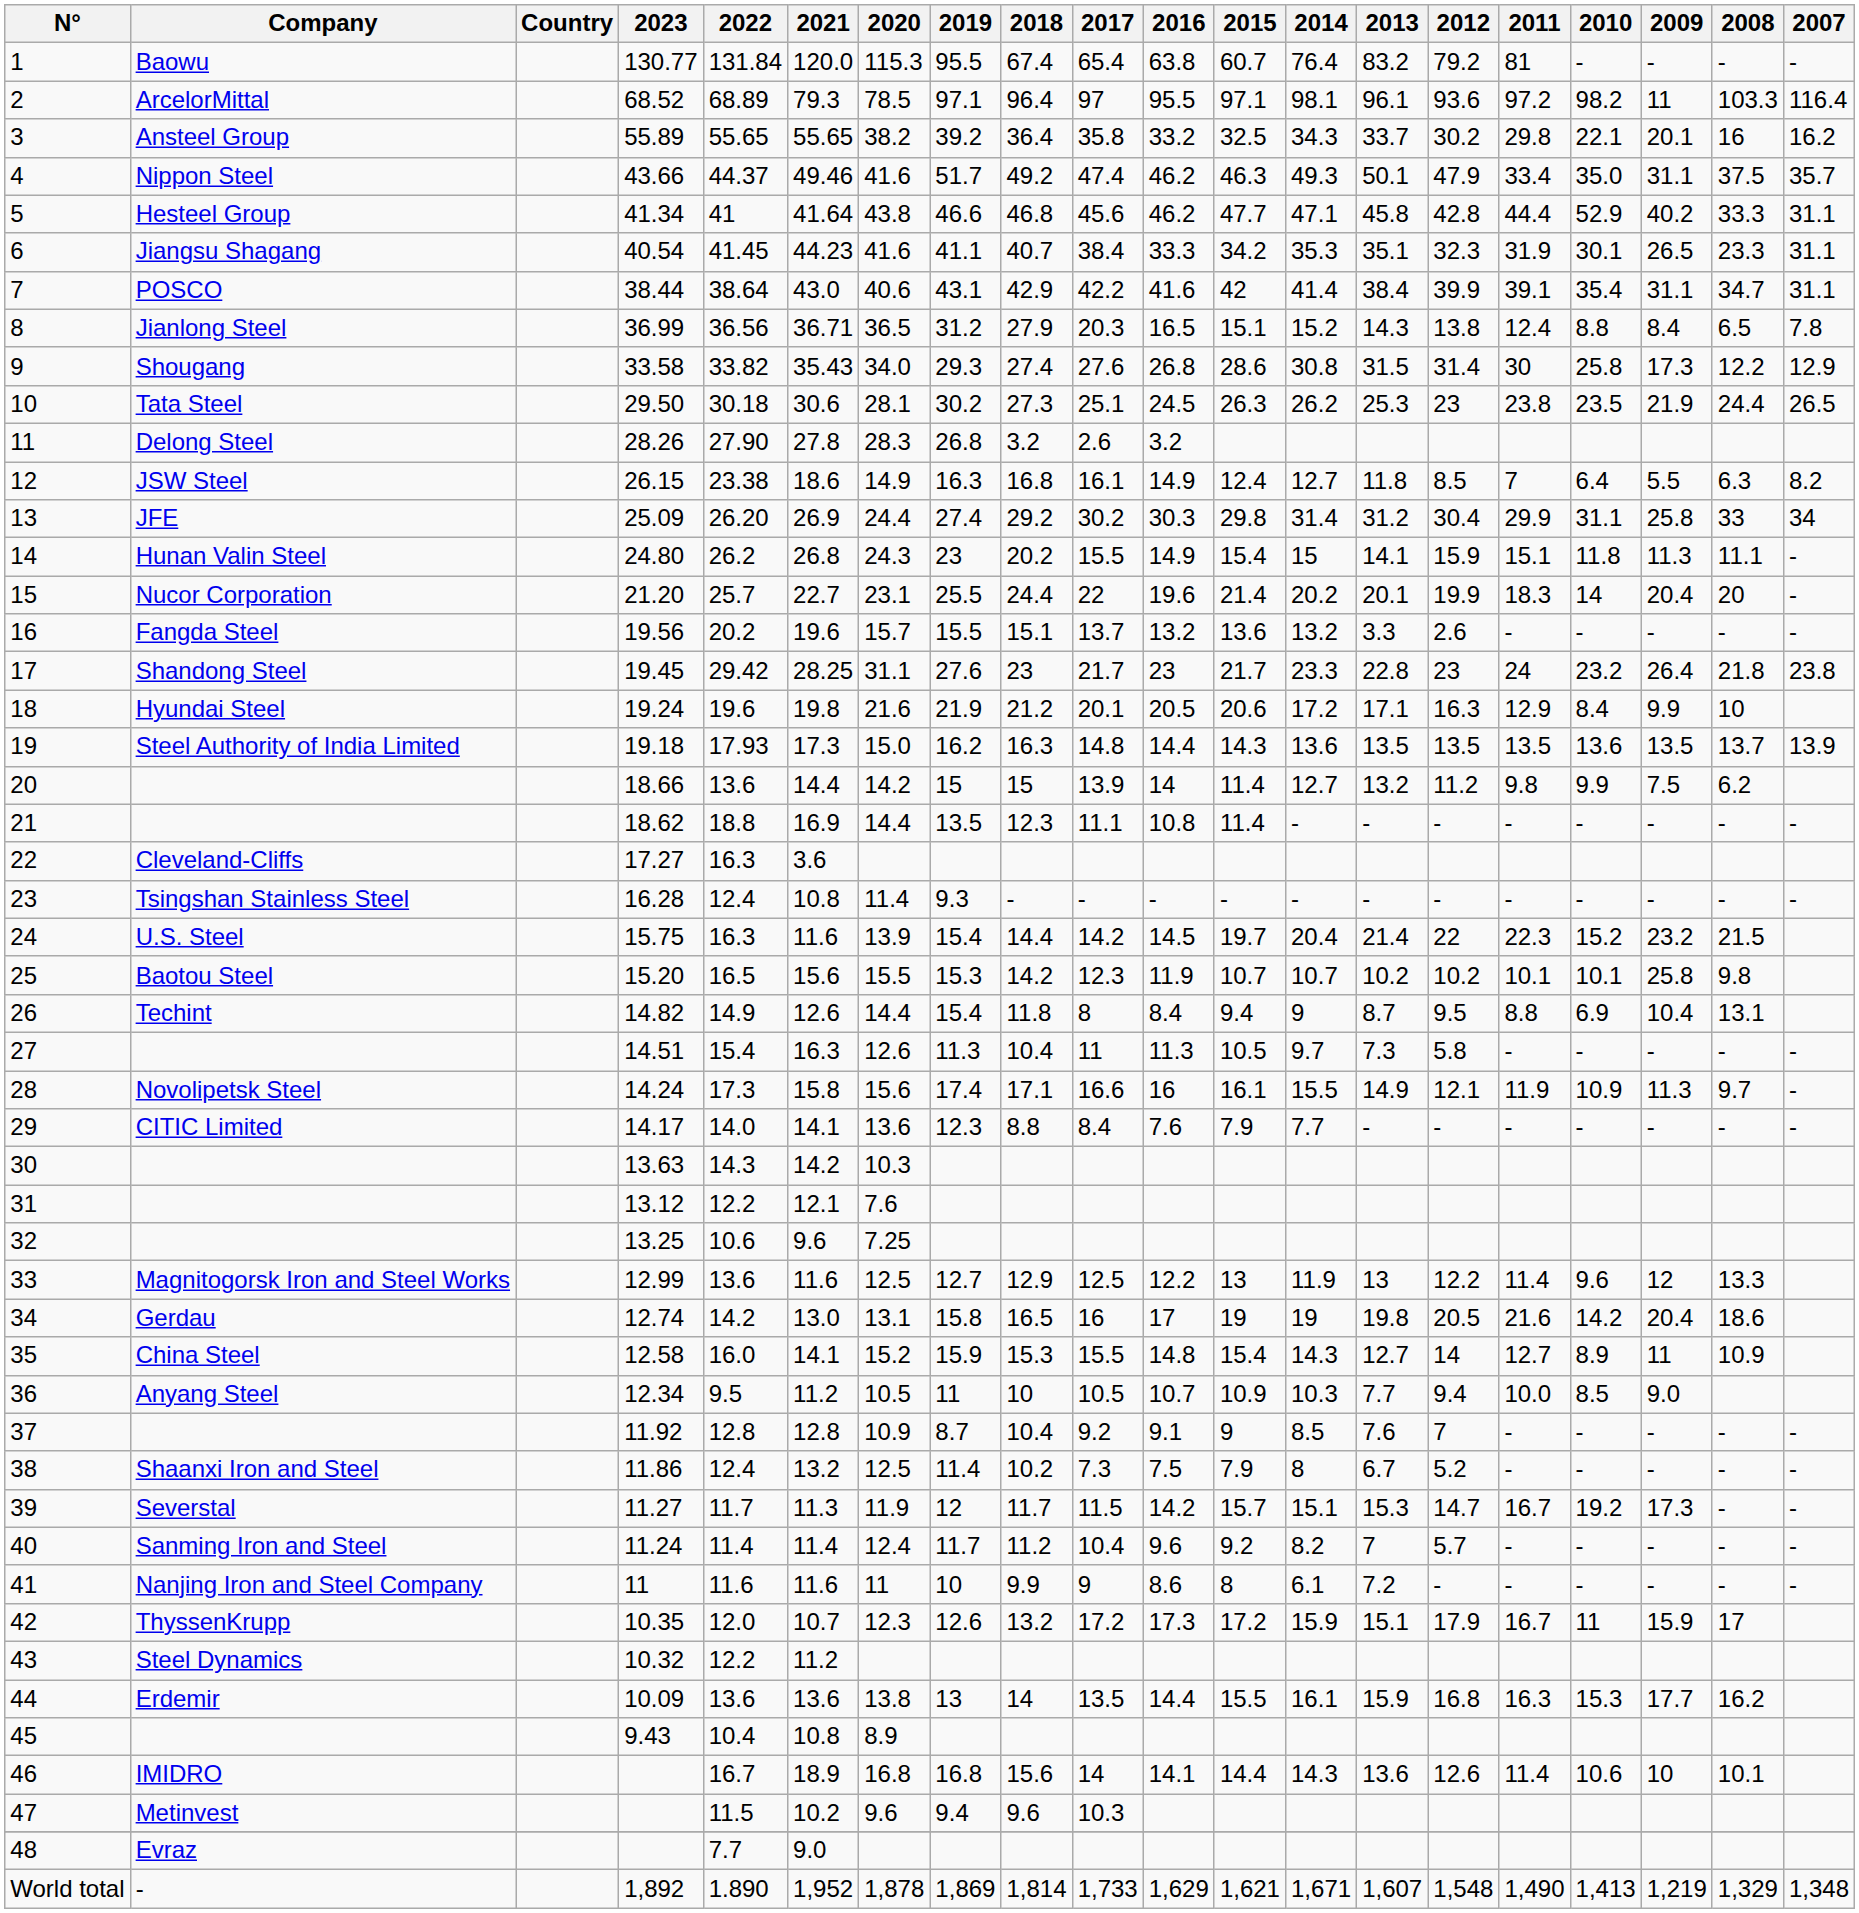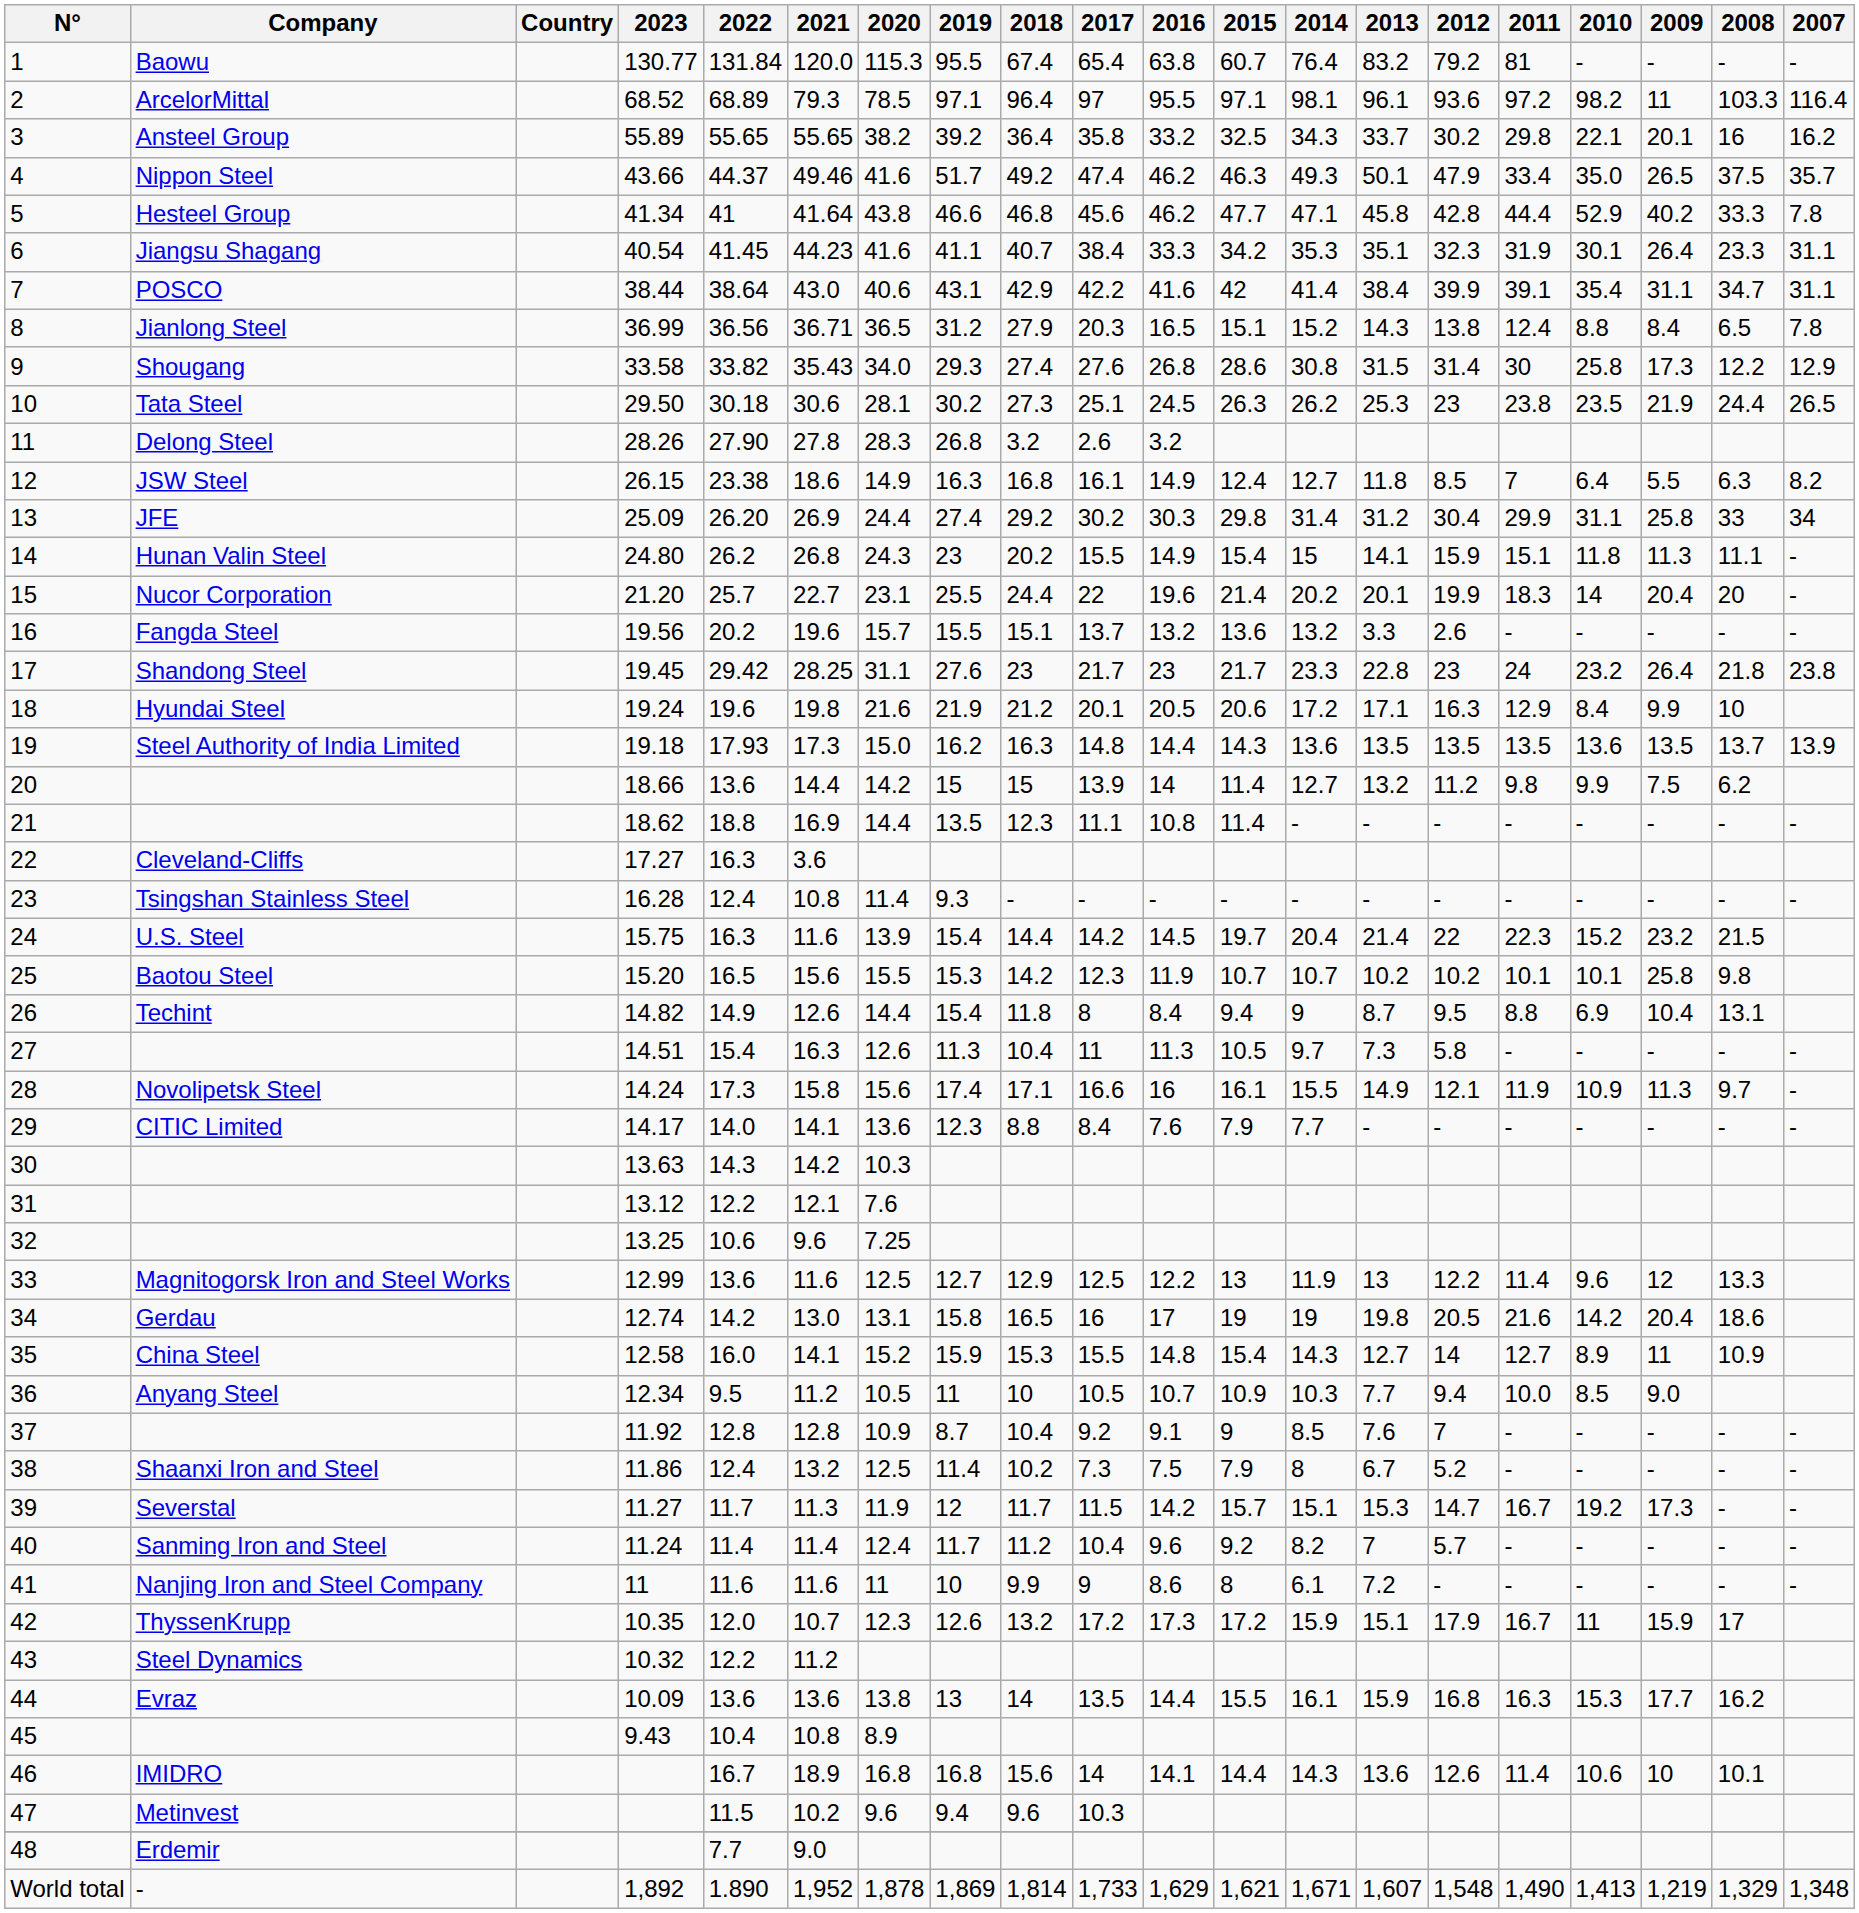(1670, 175) 31.1 -> (1670, 175) 26.5
(1812, 213) 31.1 -> (1806, 213) 7.8
(1670, 251) 26.5 -> (1670, 251) 26.4
(178, 1698) Erdemir -> (166, 1698) Evraz
(166, 1850) Evraz -> (178, 1850) Erdemir
